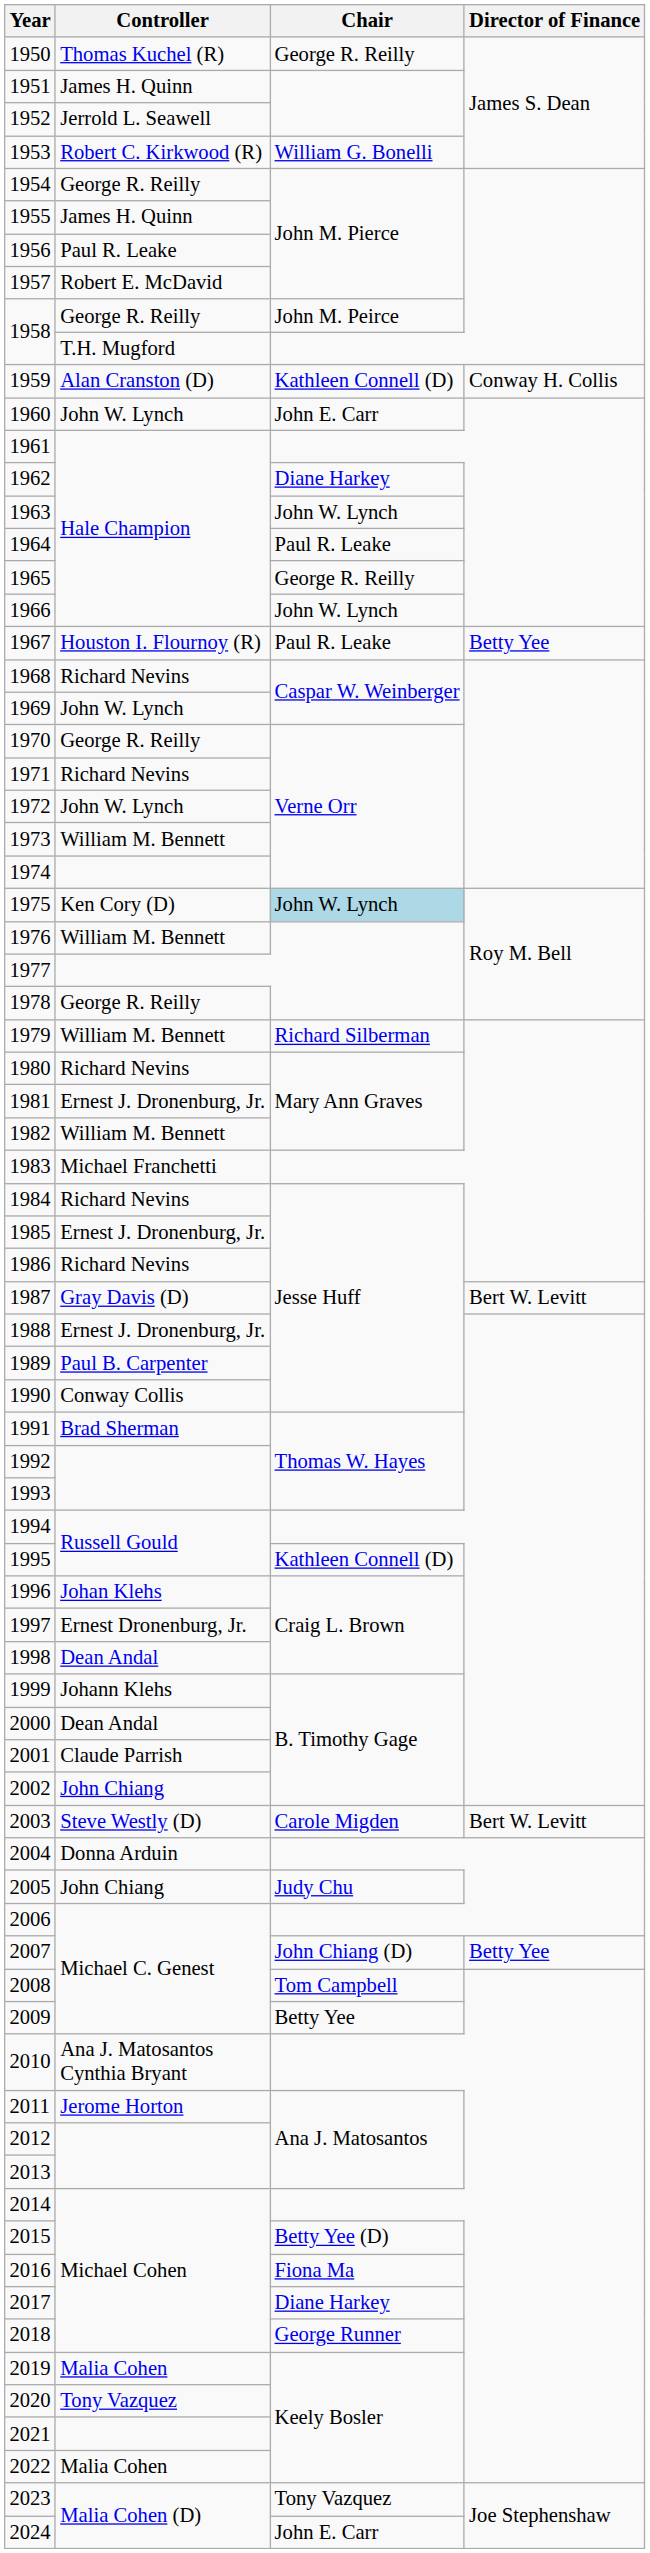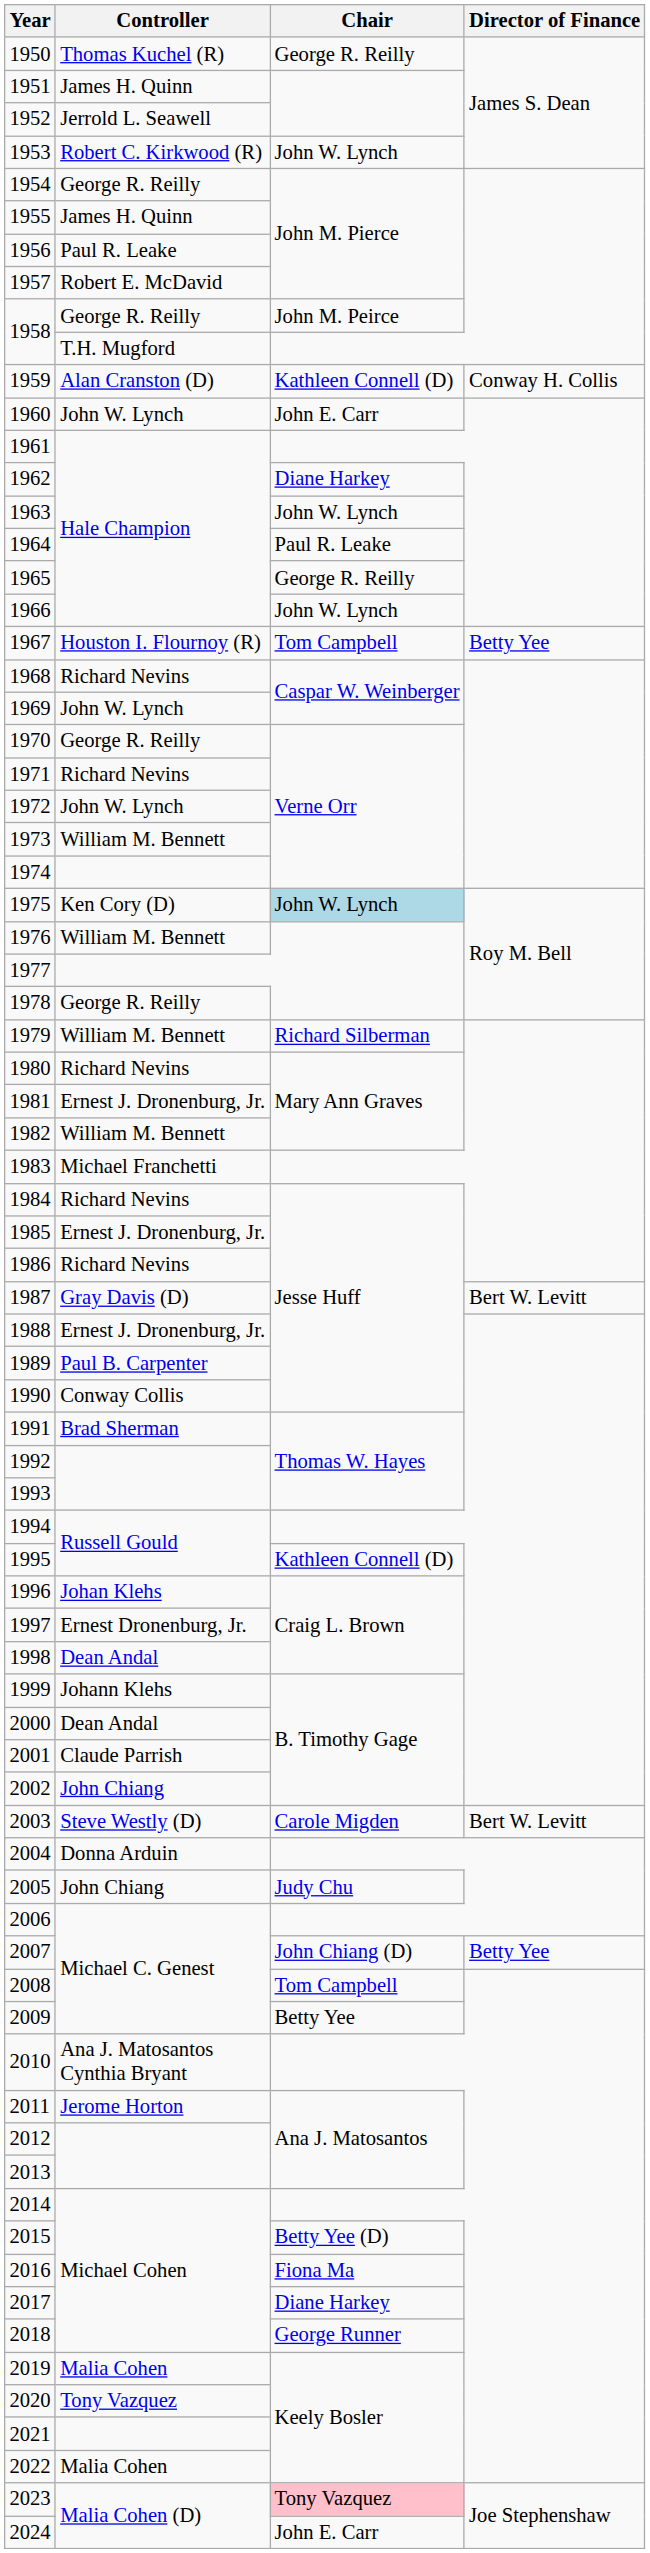(354, 151) William G. Bonelli -> (336, 151) John W. Lynch
(333, 642) Paul R. Leake -> (336, 642) Tom Campbell
(333, 2499) no background -> (333, 2499) pink background
